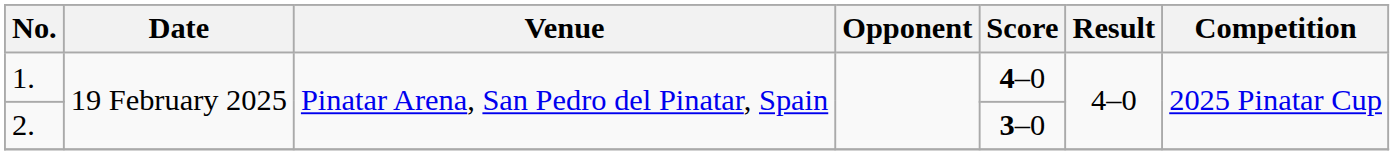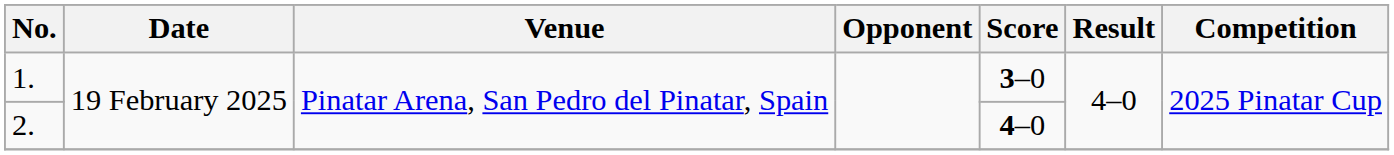(1022, 76) 4–0 -> (1022, 76) 3–0
(1022, 125) 3–0 -> (1022, 125) 4–0
